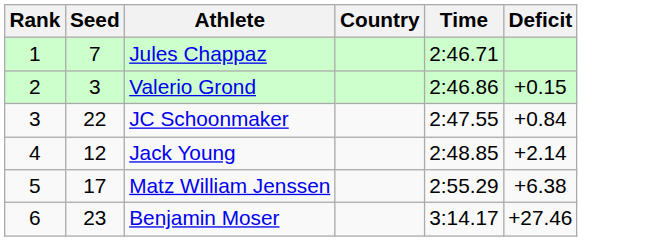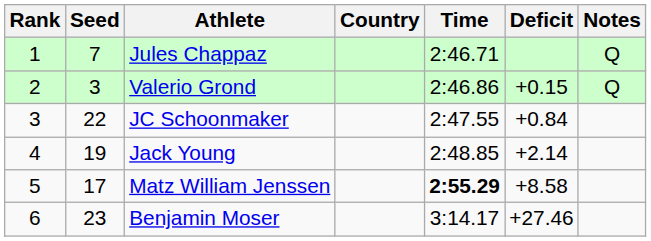+ column: (612, 20)
(95, 152) 12 -> (95, 152) 19
(464, 185) normal -> (464, 185) bold
(540, 185) +6.38 -> (541, 185) +8.58
